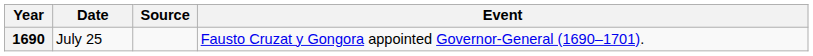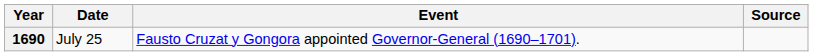columns swapped: (503, 16) <-> (165, 16)
